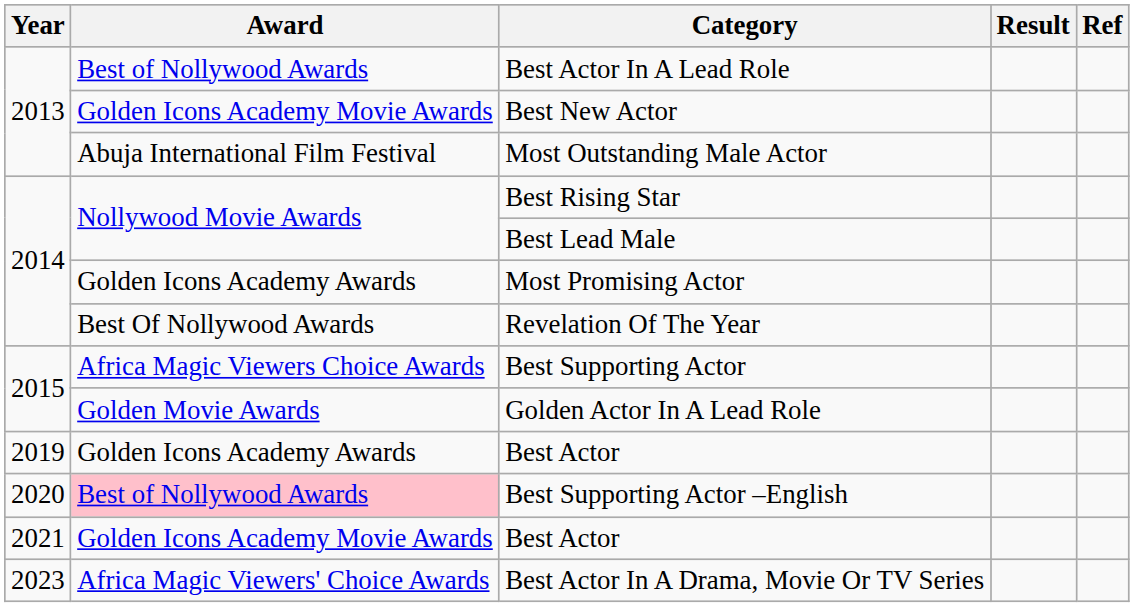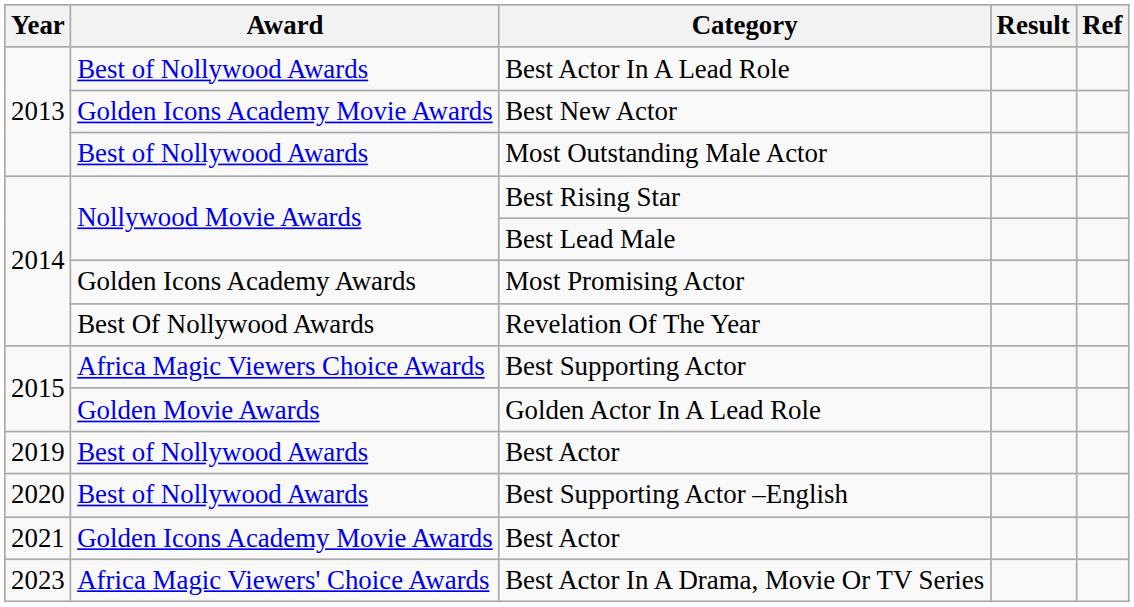(257, 153) Abuja International Film Festival -> (223, 153) Best of Nollywood Awards
(247, 452) Golden Icons Academy Awards -> (223, 452) Best of Nollywood Awards
(223, 494) pink background -> (223, 494) no background
